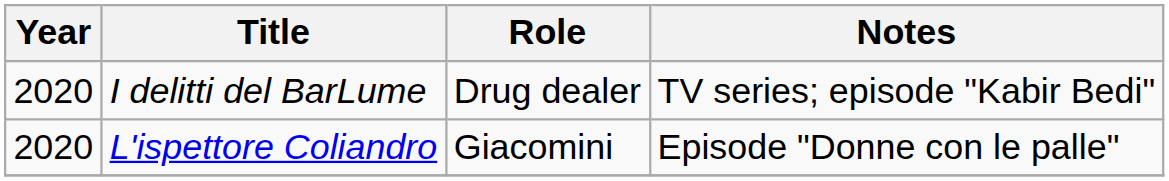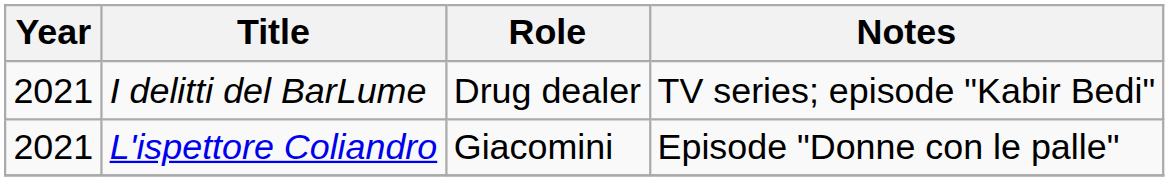(53, 89) 2020 -> (53, 89) 2021
(53, 146) 2020 -> (53, 146) 2021
